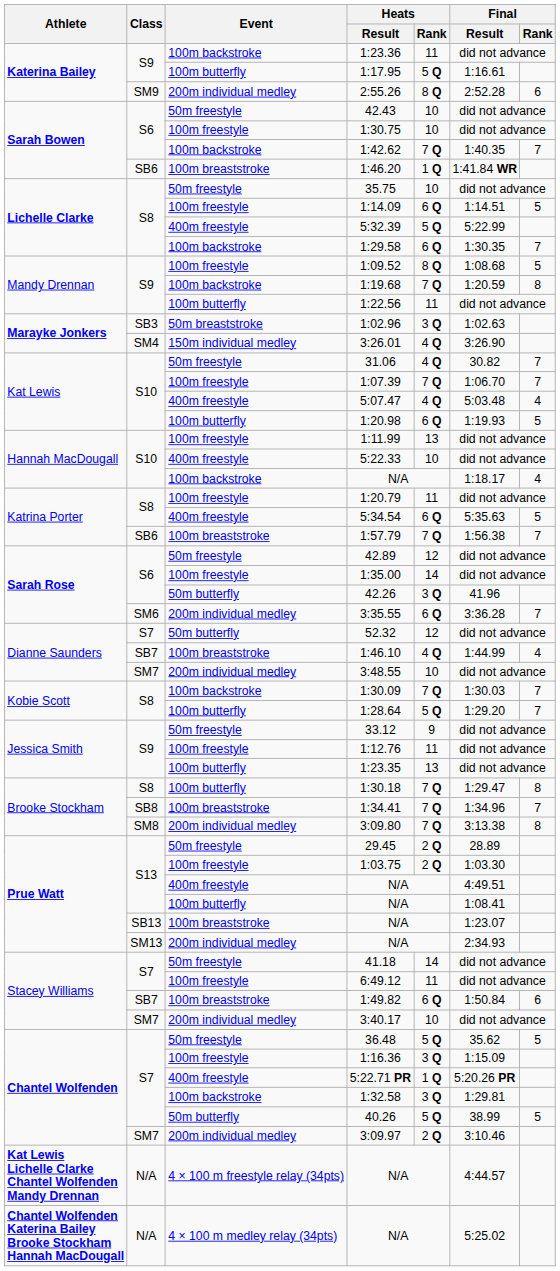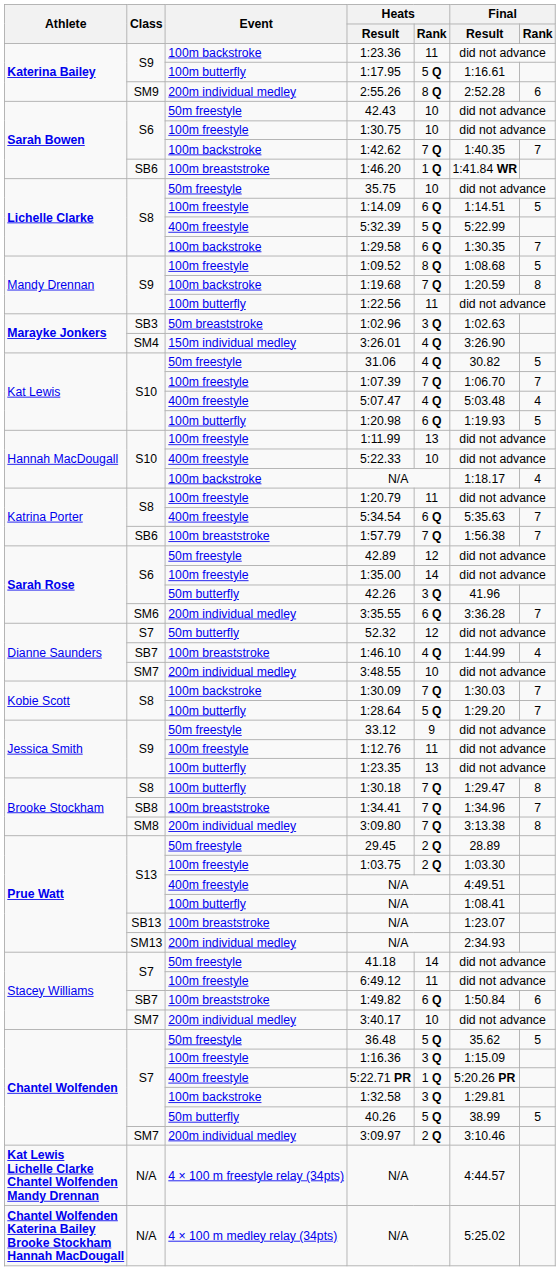(538, 363) 7 -> (538, 363) 5
(538, 517) 5 -> (538, 517) 7
